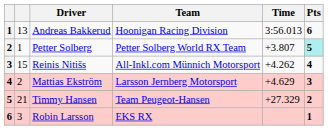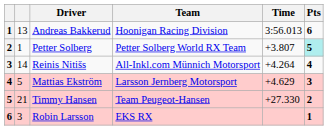(22, 65) 15 -> (22, 65) 14
(280, 65) +4.262 -> (280, 65) +4.264
(20, 82) 2 -> (20, 82) 5
(282, 99) +27.329 -> (282, 99) +27.330
